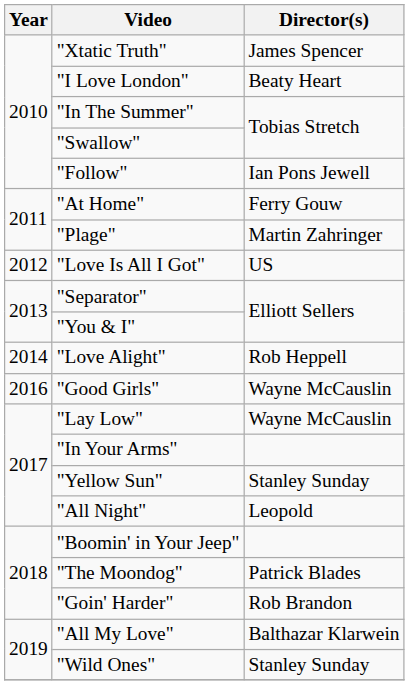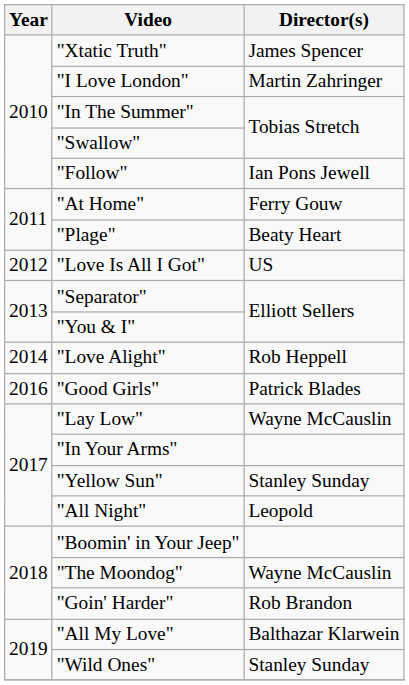(295, 81) Beaty Heart -> (315, 81) Martin Zahringer
(315, 234) Martin Zahringer -> (295, 234) Beaty Heart
(320, 388) Wayne McCauslin -> (305, 388) Patrick Blades
(305, 572) Patrick Blades -> (320, 572) Wayne McCauslin
